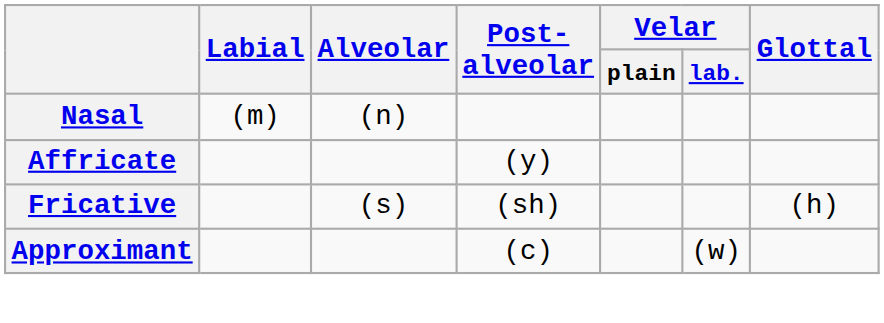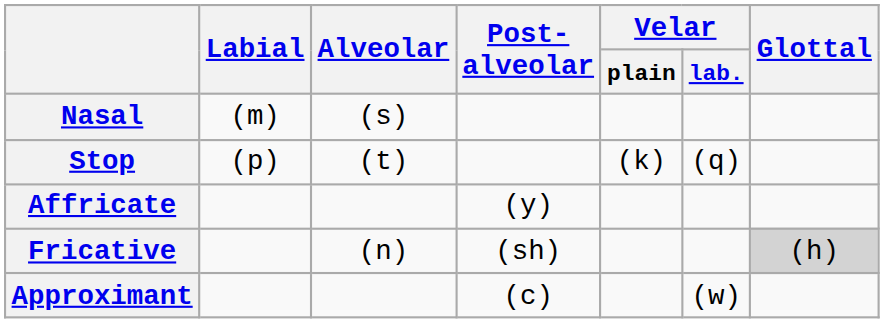(383, 117) (n) -> (383, 117) (s)
+ row: (102, 162)
(383, 206) (s) -> (383, 251) (n)
(814, 206) no background -> (814, 251) lightgrey background
